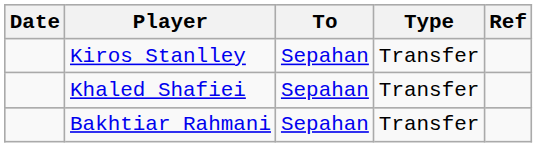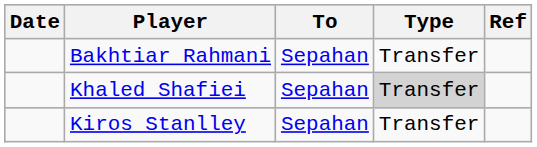rows swapped: (158, 56) <-> (170, 124)
(429, 90) no background -> (429, 90) lightgrey background
